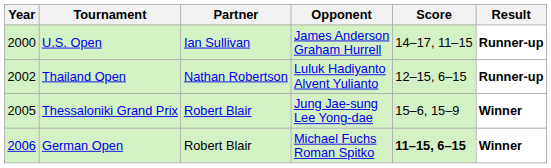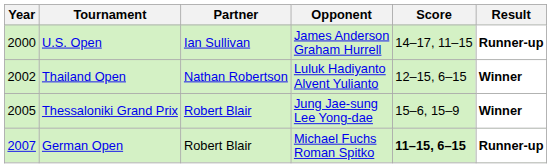(511, 77) Runner-up -> (500, 77) Winner
(22, 146) 2006 -> (22, 146) 2007
(500, 146) Winner -> (511, 146) Runner-up
